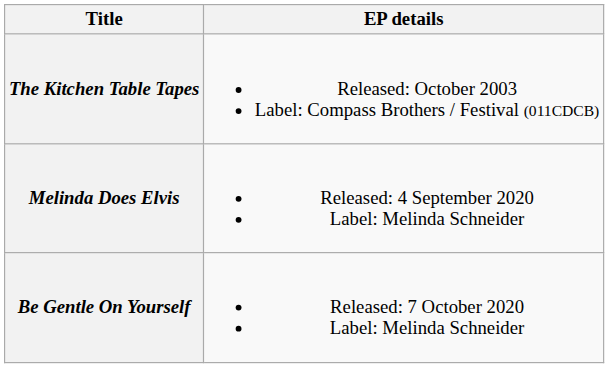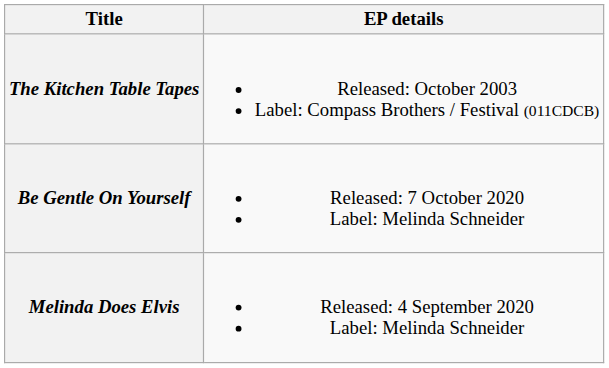rows swapped: (104, 198) <-> (104, 307)
